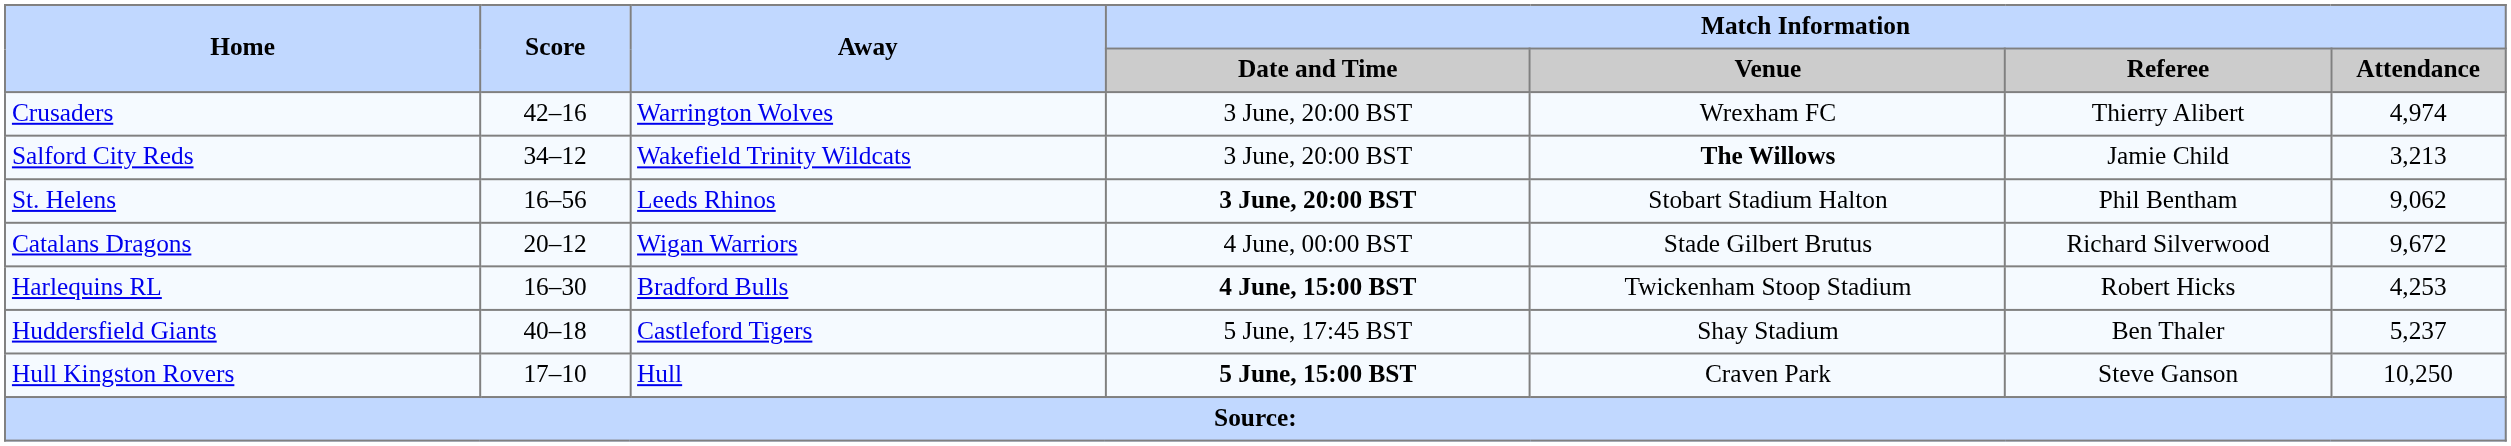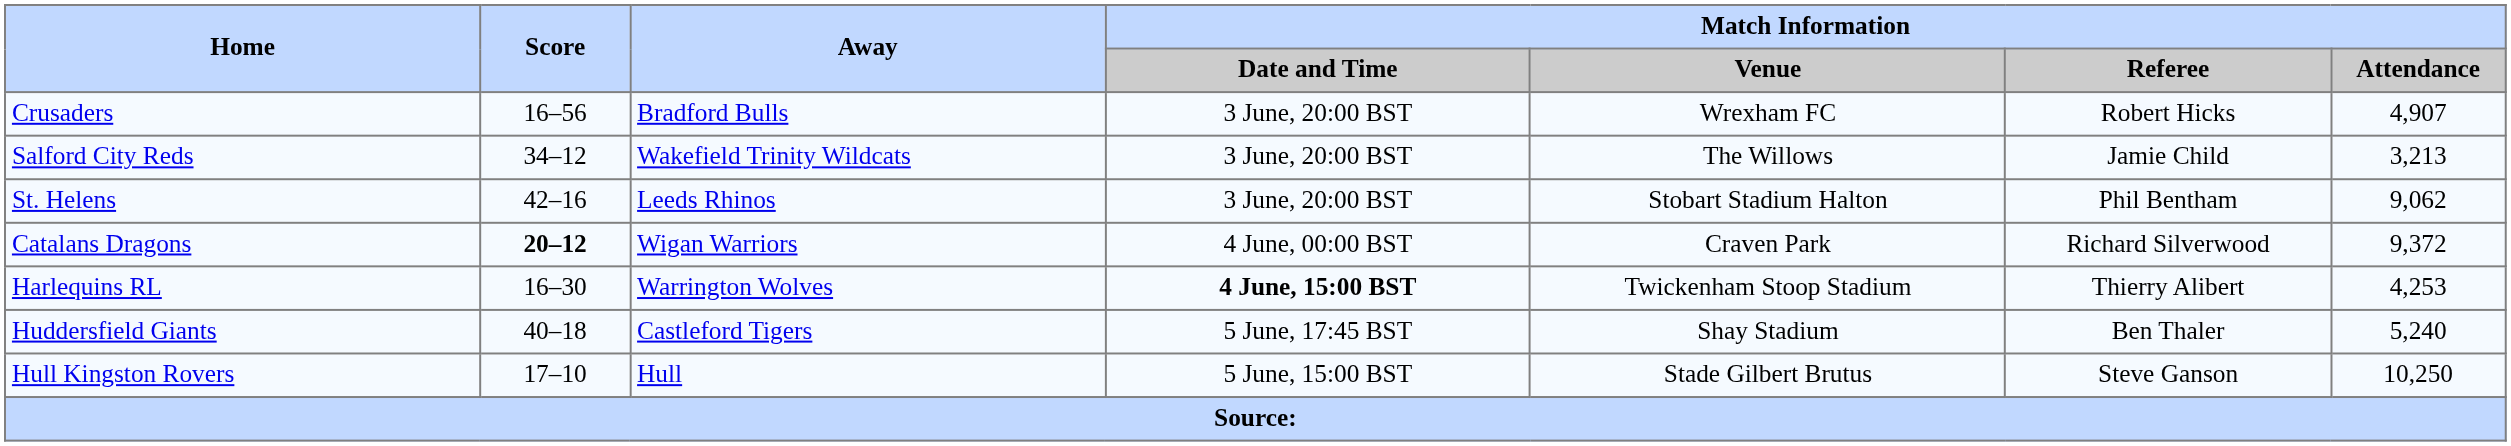(555, 113) 42–16 -> (555, 113) 16–56
(735, 113) Warrington Wolves -> (713, 113) Bradford Bulls
(2168, 113) Thierry Alibert -> (2168, 113) Robert Hicks
(2418, 113) 4,974 -> (2418, 113) 4,907
(1768, 156) bold -> (1768, 156) normal
(555, 200) 16–56 -> (555, 200) 42–16
(1318, 200) bold -> (1318, 200) normal
(555, 244) normal -> (555, 244) bold
(1768, 244) Stade Gilbert Brutus -> (1768, 244) Craven Park
(2418, 244) 9,672 -> (2418, 244) 9,372
(713, 287) Bradford Bulls -> (735, 287) Warrington Wolves
(2168, 287) Robert Hicks -> (2168, 287) Thierry Alibert
(2418, 331) 5,237 -> (2418, 331) 5,240
(1318, 374) bold -> (1318, 374) normal
(1768, 374) Craven Park -> (1768, 374) Stade Gilbert Brutus
